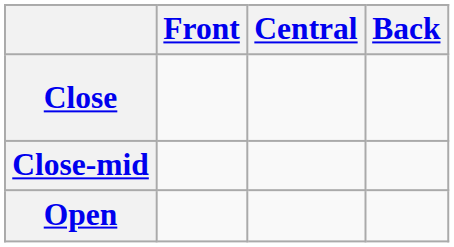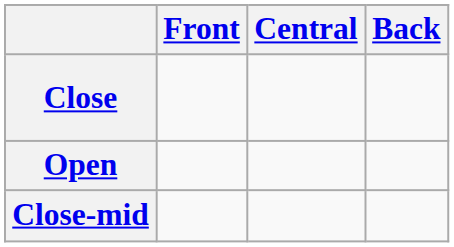rows swapped: (81, 164) <-> (81, 214)
